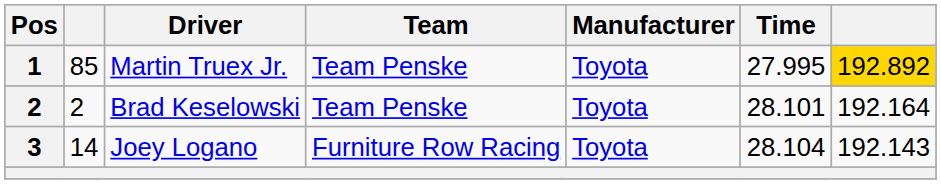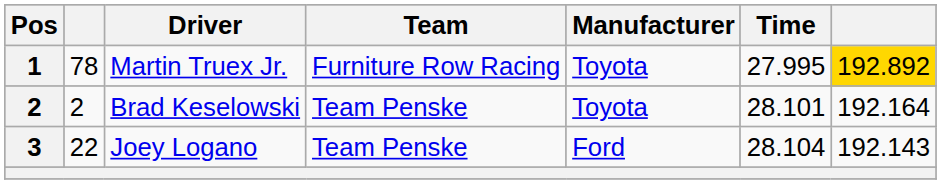(84, 66) 85 -> (84, 66) 78
(390, 66) Team Penske -> (436, 66) Furniture Row Racing
(84, 147) 14 -> (84, 147) 22
(436, 147) Furniture Row Racing -> (390, 147) Team Penske
(610, 147) Toyota -> (599, 147) Ford
